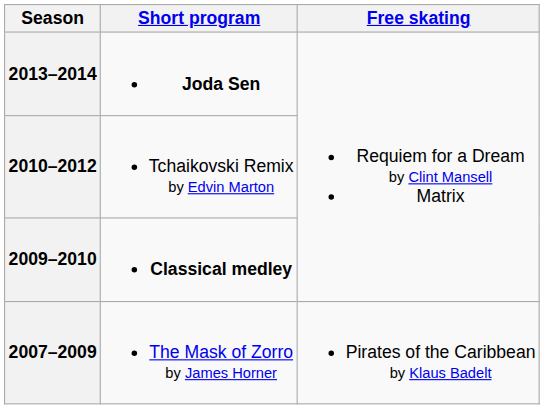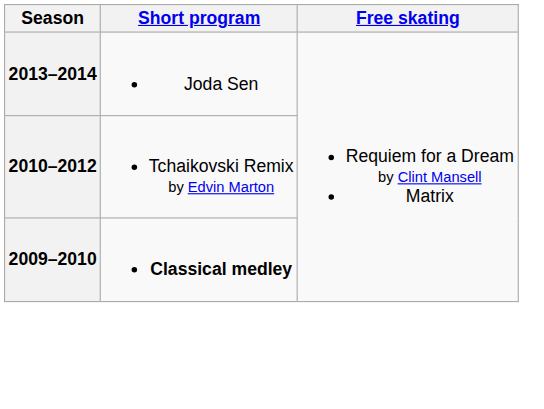(199, 84) bold -> (199, 84) normal
- row: (53, 352)
